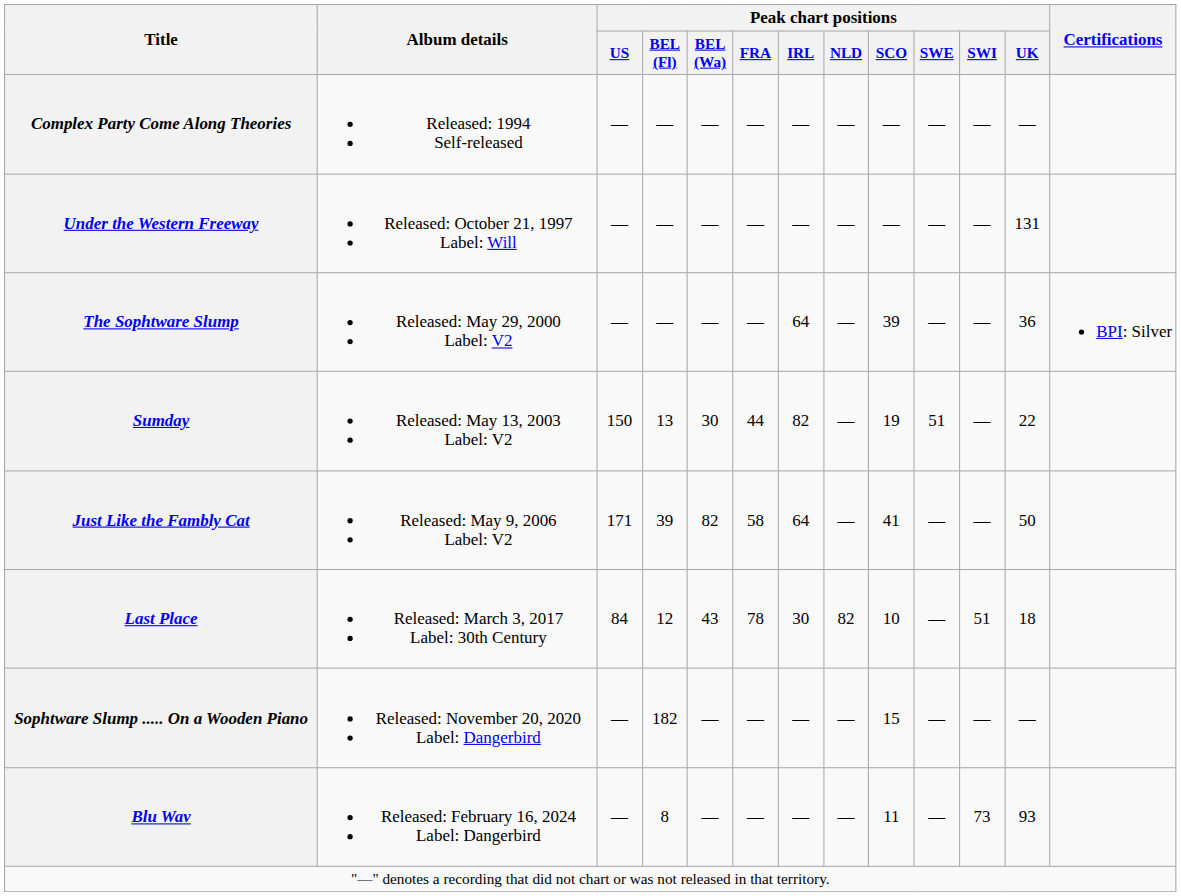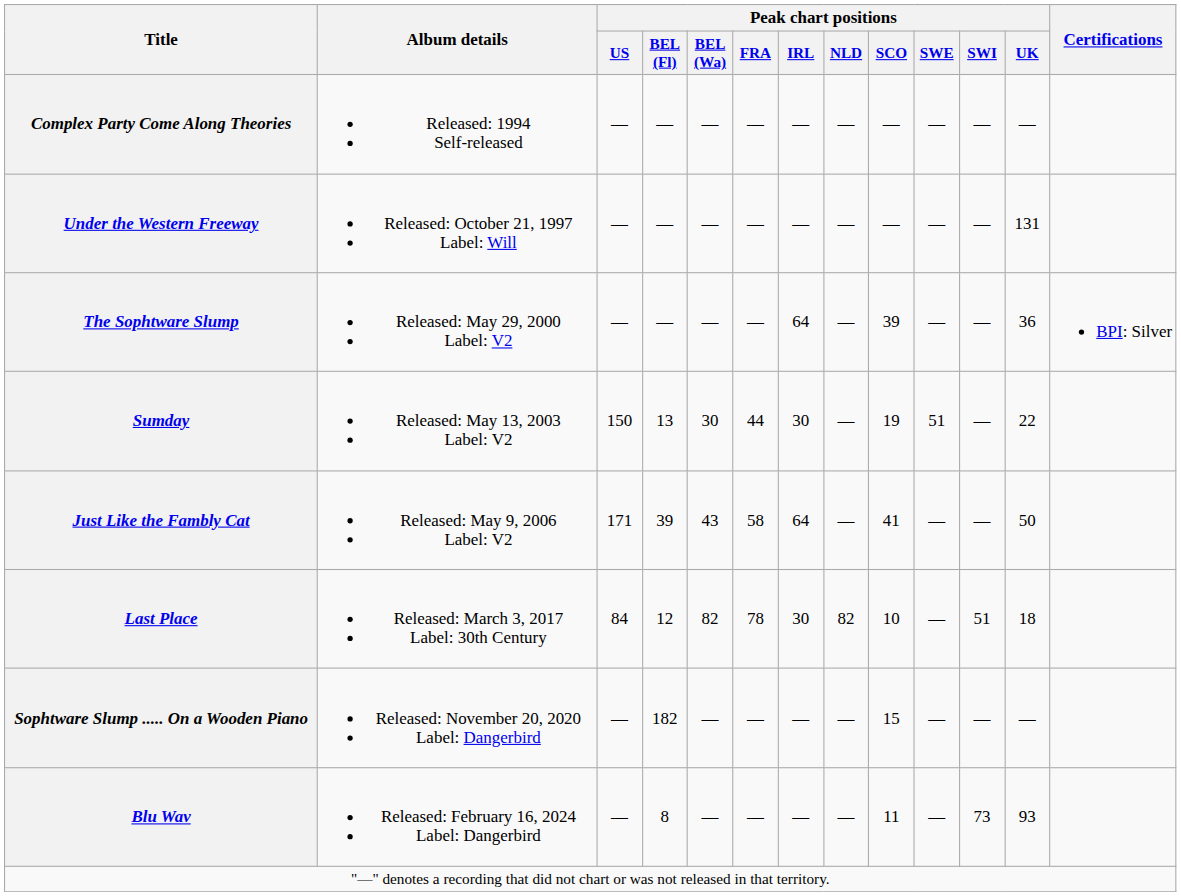(801, 421) 82 -> (801, 421) 30
(710, 519) 82 -> (710, 519) 43
(710, 618) 43 -> (710, 618) 82
